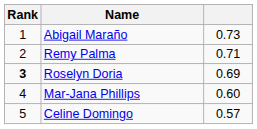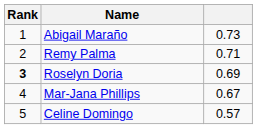(228, 94) 0.60 -> (228, 94) 0.67
